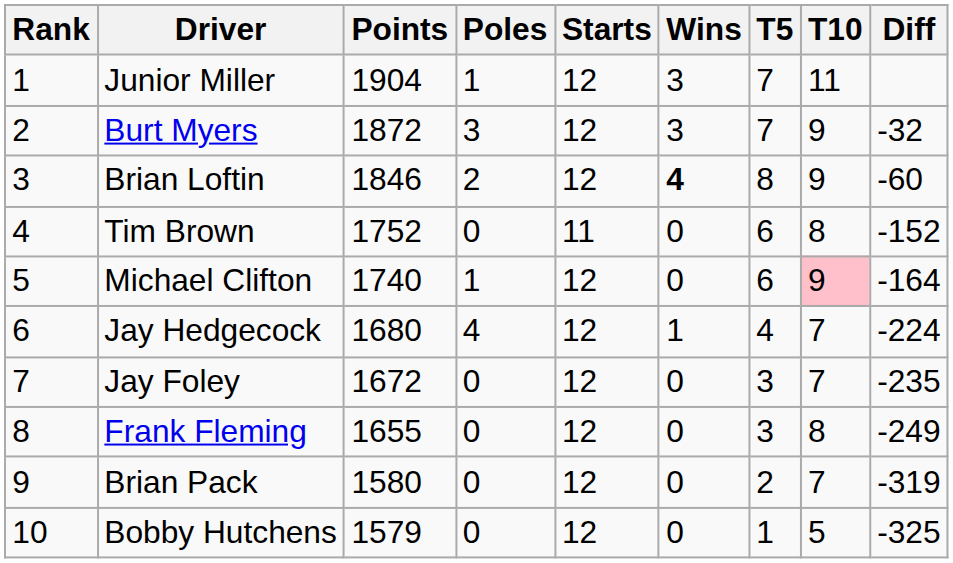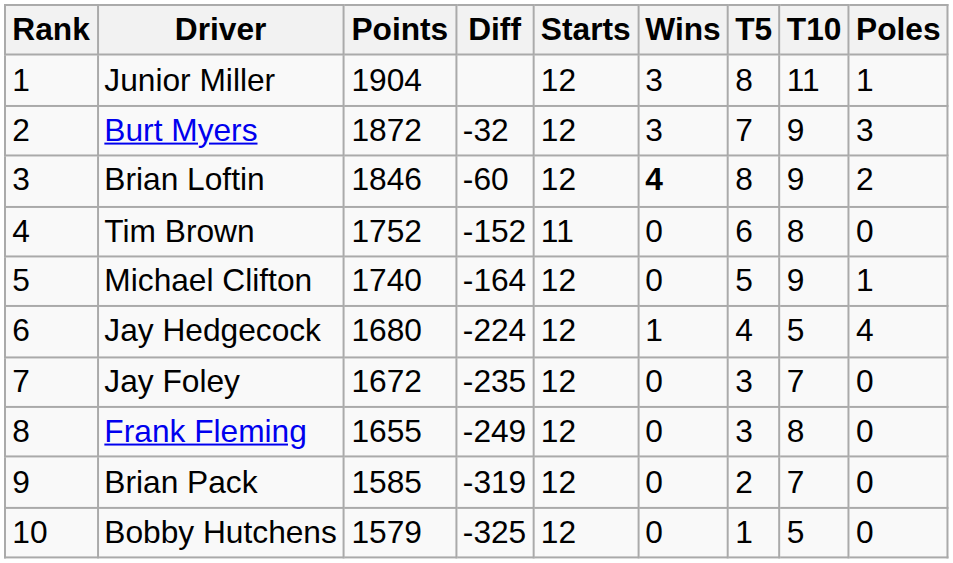columns swapped: (909, 29) <-> (505, 29)
(765, 79) 7 -> (744, 79) 8
(765, 280) 6 -> (744, 280) 5
(817, 280) pink background -> (796, 280) no background
(817, 331) 7 -> (796, 331) 5
(387, 481) 1580 -> (387, 481) 1585
